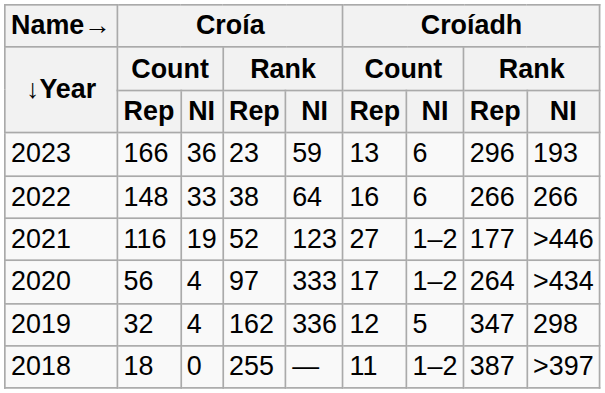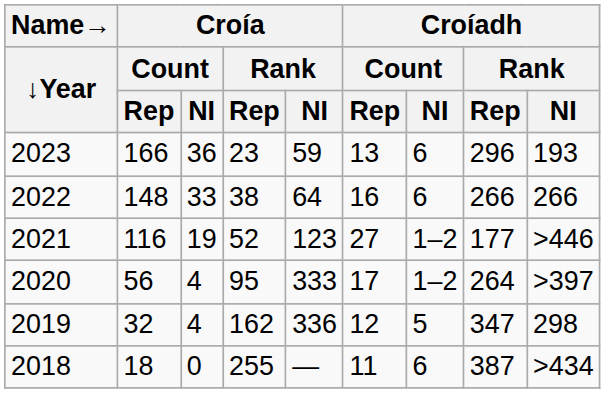(244, 281) 97 -> (244, 281) 95
(563, 281) >434 -> (563, 281) >397
(435, 366) 1–2 -> (420, 366) 6
(563, 366) >397 -> (563, 366) >434
